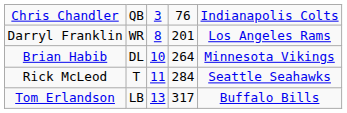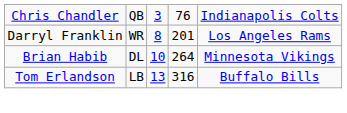- row: (65, 77)
(183, 98) 317 -> (183, 77) 316
